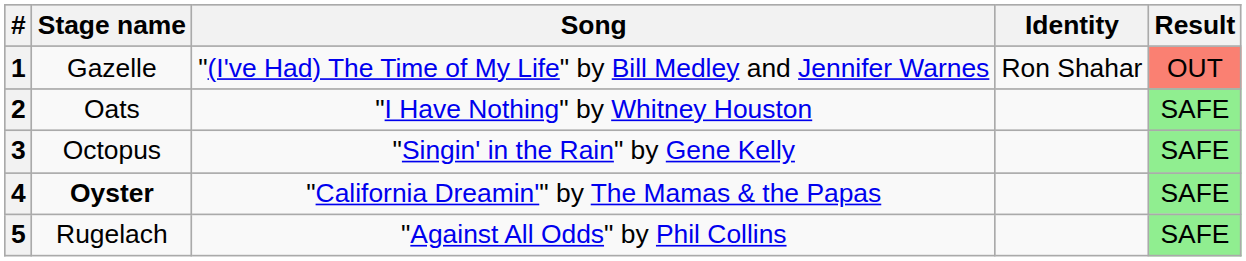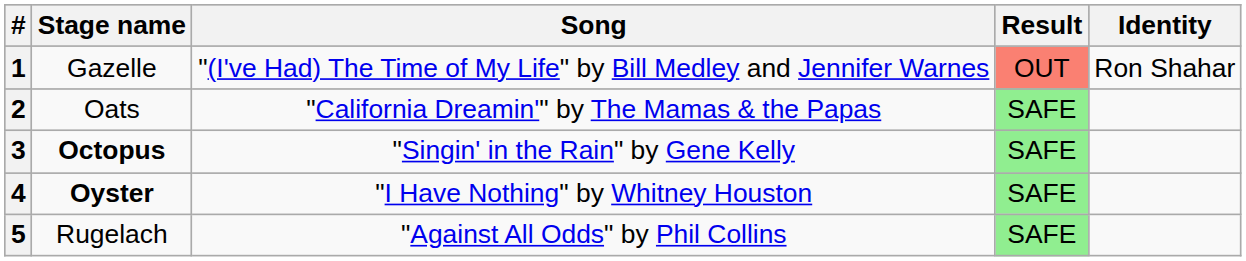columns swapped: (1072, 25) <-> (1195, 25)
(594, 109) "I Have Nothing" by Whitney Houston -> (594, 109) "California Dreamin'" by The Mamas & the Papas
(112, 151) normal -> (112, 151) bold
(594, 192) "California Dreamin'" by The Mamas & the Papas -> (594, 192) "I Have Nothing" by Whitney Houston
